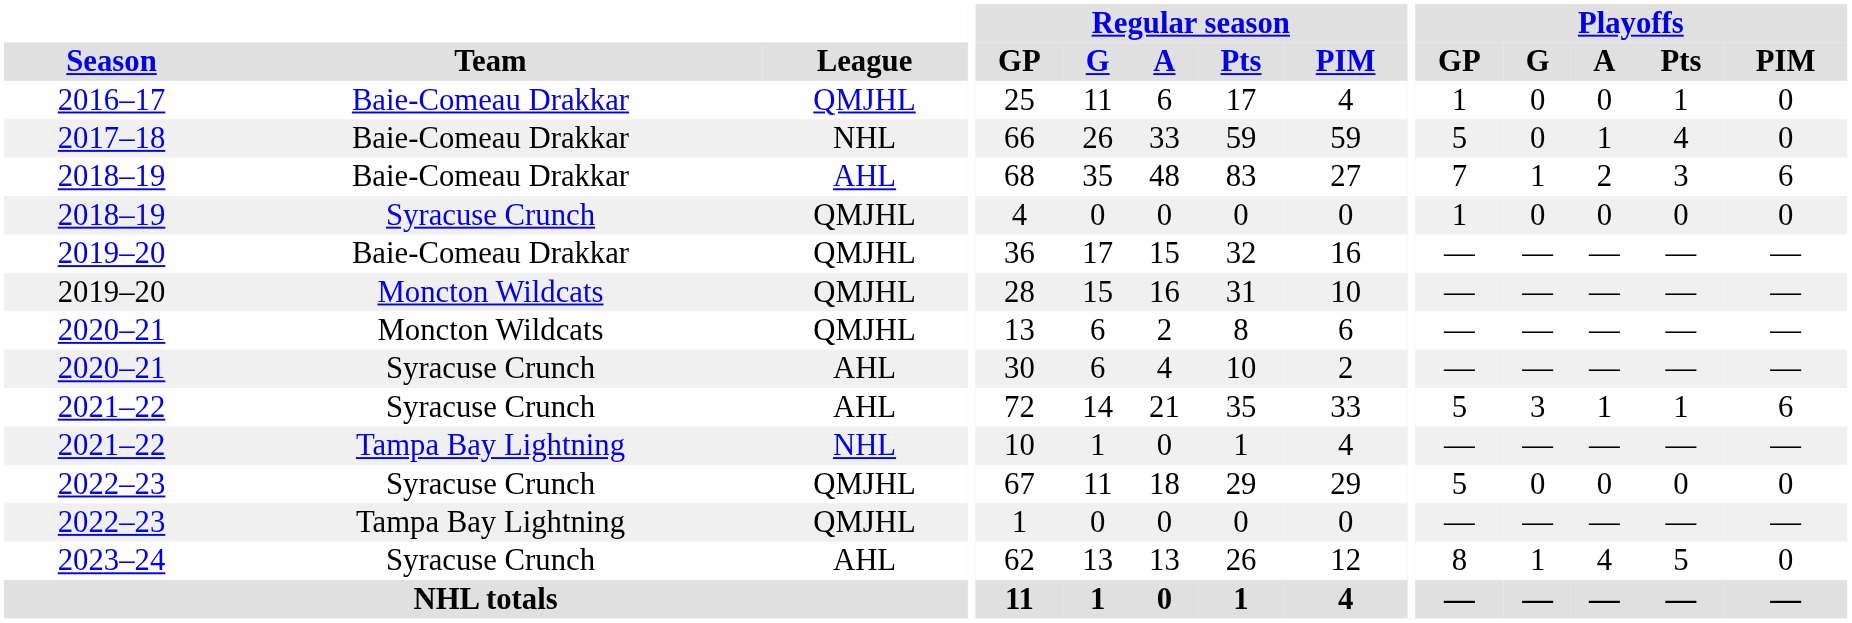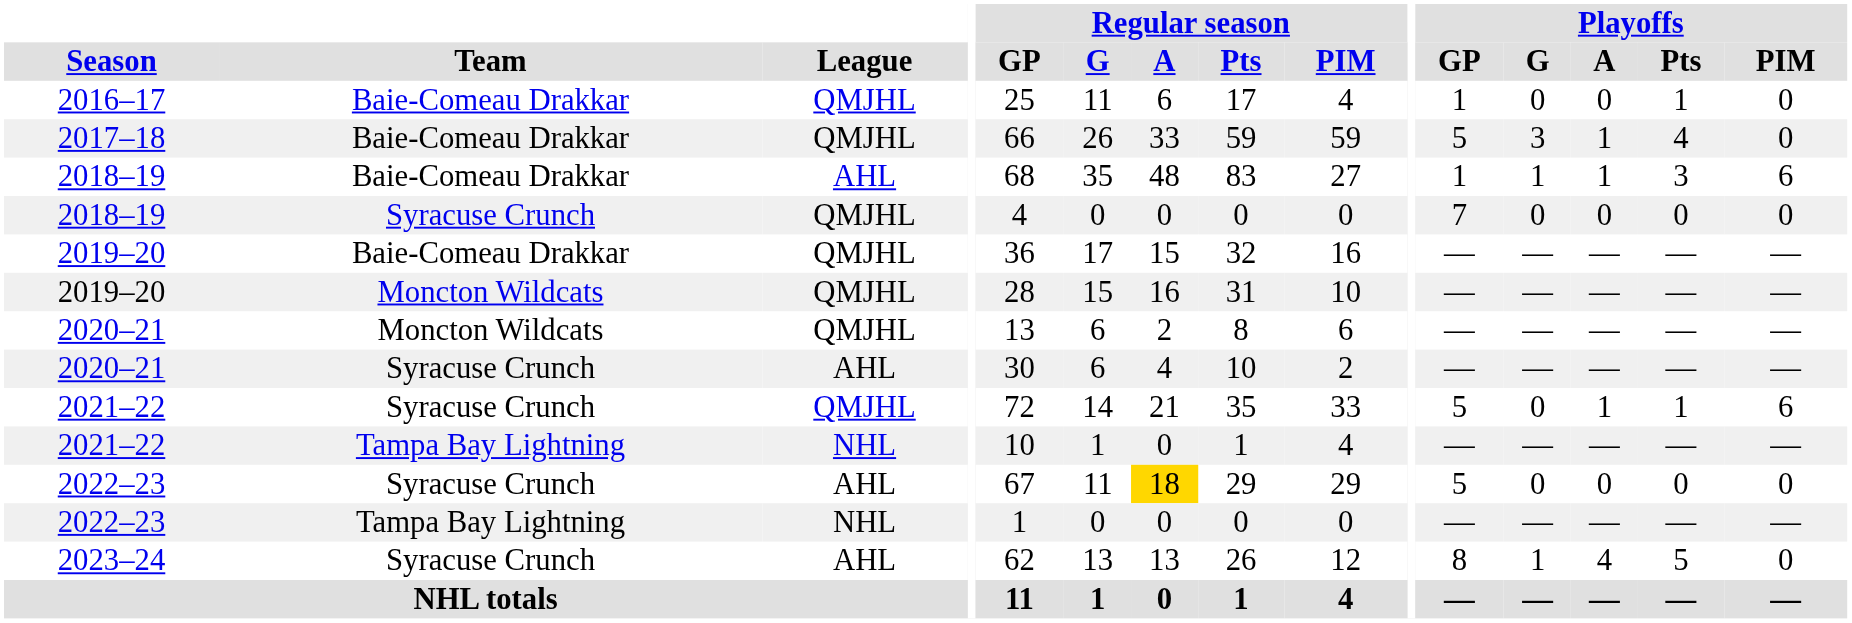(865, 137) NHL -> (865, 137) QMJHL
(1538, 137) 0 -> (1538, 137) 3
(1459, 176) 7 -> (1459, 176) 1
(1604, 176) 2 -> (1604, 176) 1
(1459, 214) 1 -> (1459, 214) 7
(865, 406) AHL -> (865, 406) QMJHL
(1538, 406) 3 -> (1538, 406) 0
(865, 483) QMJHL -> (865, 483) AHL
(1164, 483) no background -> (1164, 483) gold background
(865, 521) QMJHL -> (865, 521) NHL
